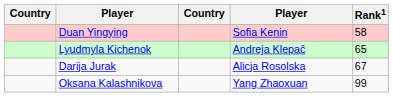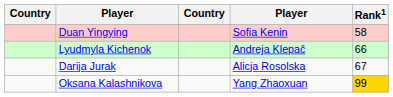(361, 49) 65 -> (361, 49) 66
(361, 83) no background -> (361, 83) gold background
